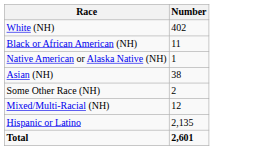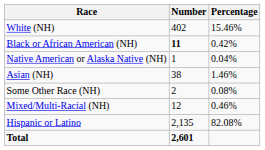+ column: (234, 12)
(176, 43) normal -> (176, 43) bold
